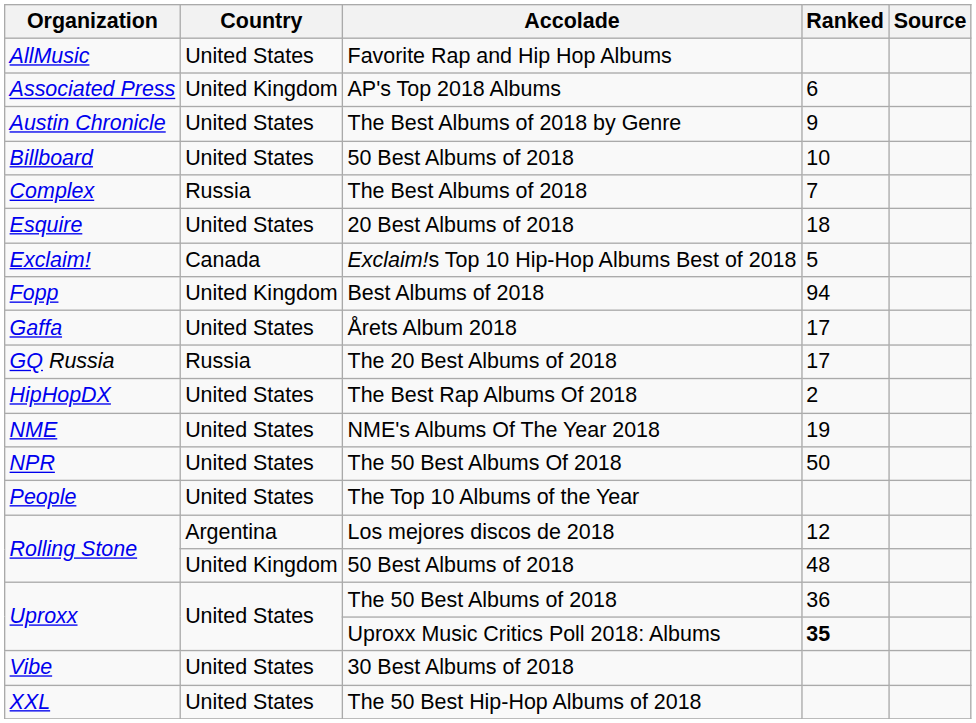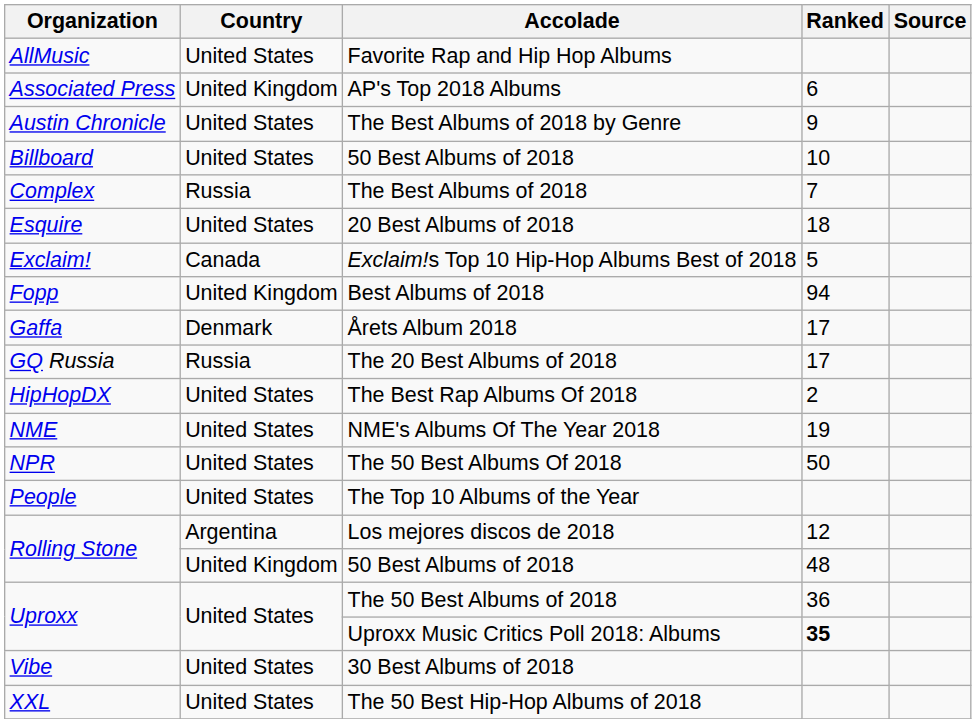(249, 327) United States -> (229, 327) Denmark
